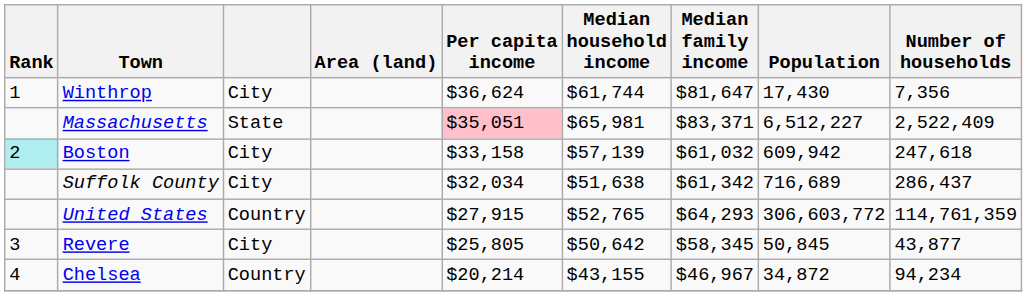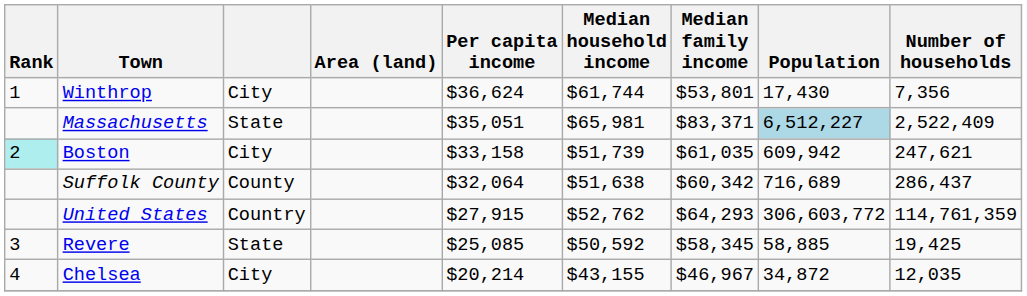(715, 93) $81,647 -> (715, 93) $53,801
(485, 123) pink background -> (485, 123) no background
(813, 123) no background -> (813, 123) lightblue background
(606, 154) $57,139 -> (606, 154) $51,739
(715, 154) $61,032 -> (715, 154) $61,035
(933, 154) 247,618 -> (933, 154) 247,621
(250, 184) City -> (261, 184) County
(485, 184) $32,034 -> (485, 184) $32,064
(715, 184) $61,342 -> (715, 184) $60,342
(606, 214) $52,765 -> (606, 214) $52,762
(250, 245) City -> (256, 245) State
(485, 245) $25,805 -> (485, 245) $25,085
(606, 245) $50,642 -> (606, 245) $50,592
(796, 245) 50,845 -> (796, 245) 58,885
(928, 245) 43,877 -> (928, 245) 19,425
(267, 275) Country -> (250, 275) City
(928, 275) 94,234 -> (928, 275) 12,035
